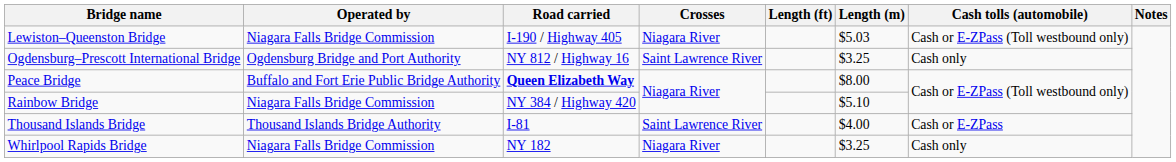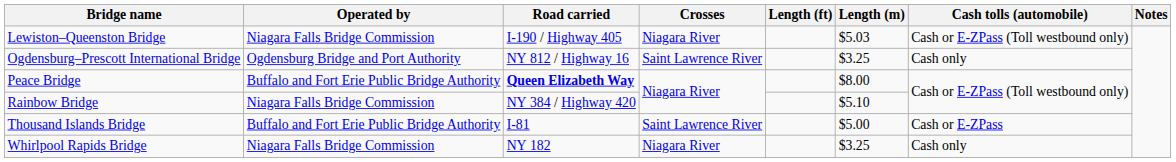(344, 124) Thousand Islands Bridge Authority -> (374, 124) Buffalo and Fort Erie Public Bridge Authority
(854, 124) $4.00 -> (854, 124) $5.00
